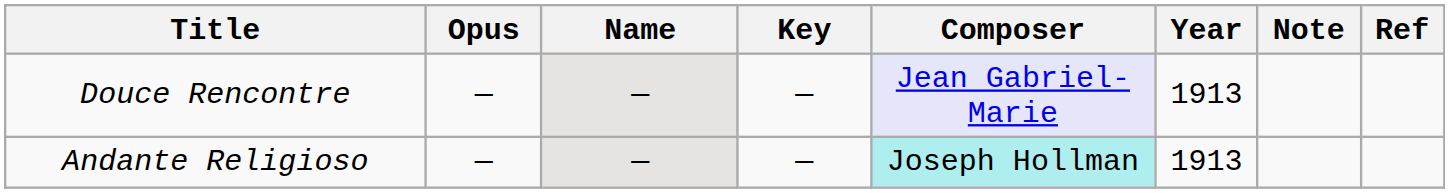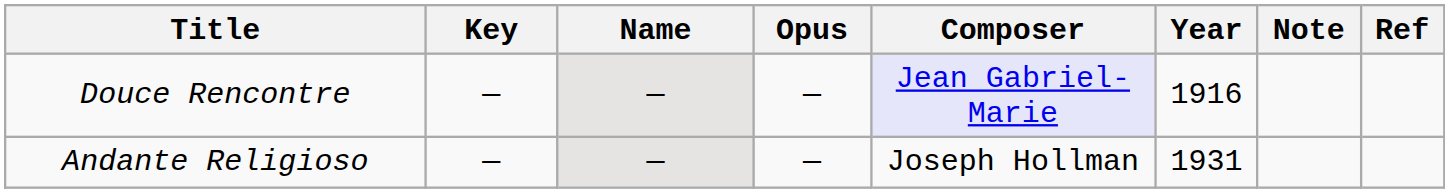columns swapped: (484, 30) <-> (804, 30)
(1207, 96) 1913 -> (1207, 96) 1916
(1013, 162) paleturquoise background -> (1013, 162) no background
(1207, 162) 1913 -> (1207, 162) 1931
